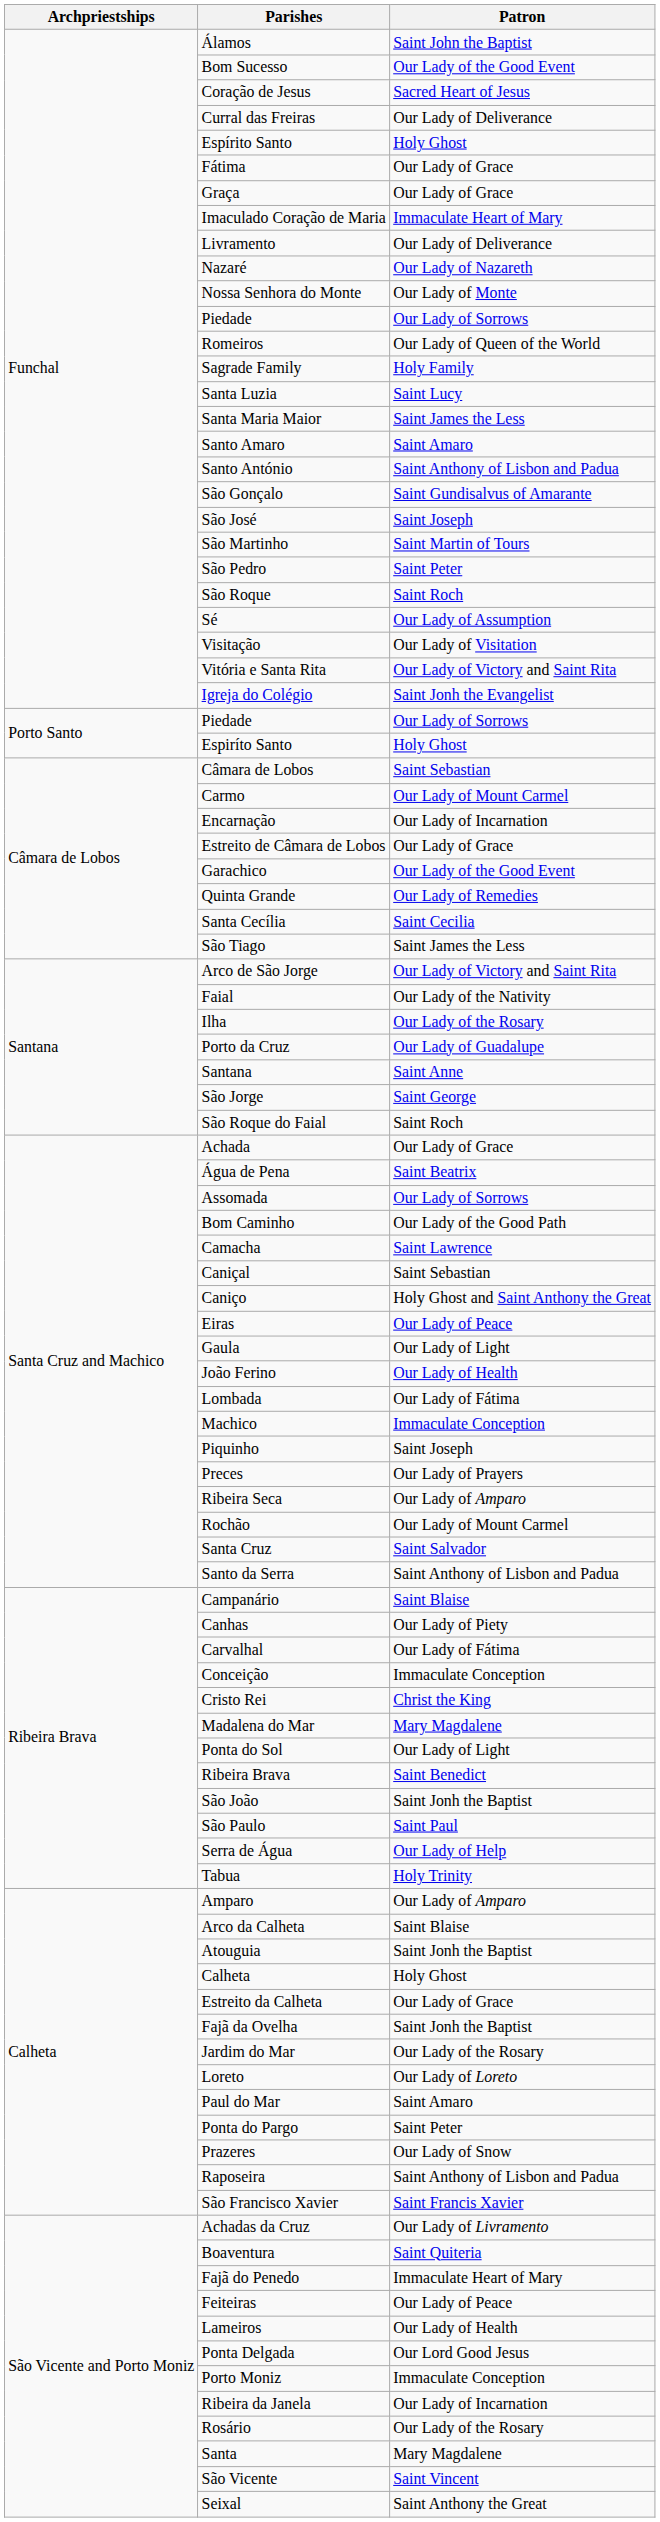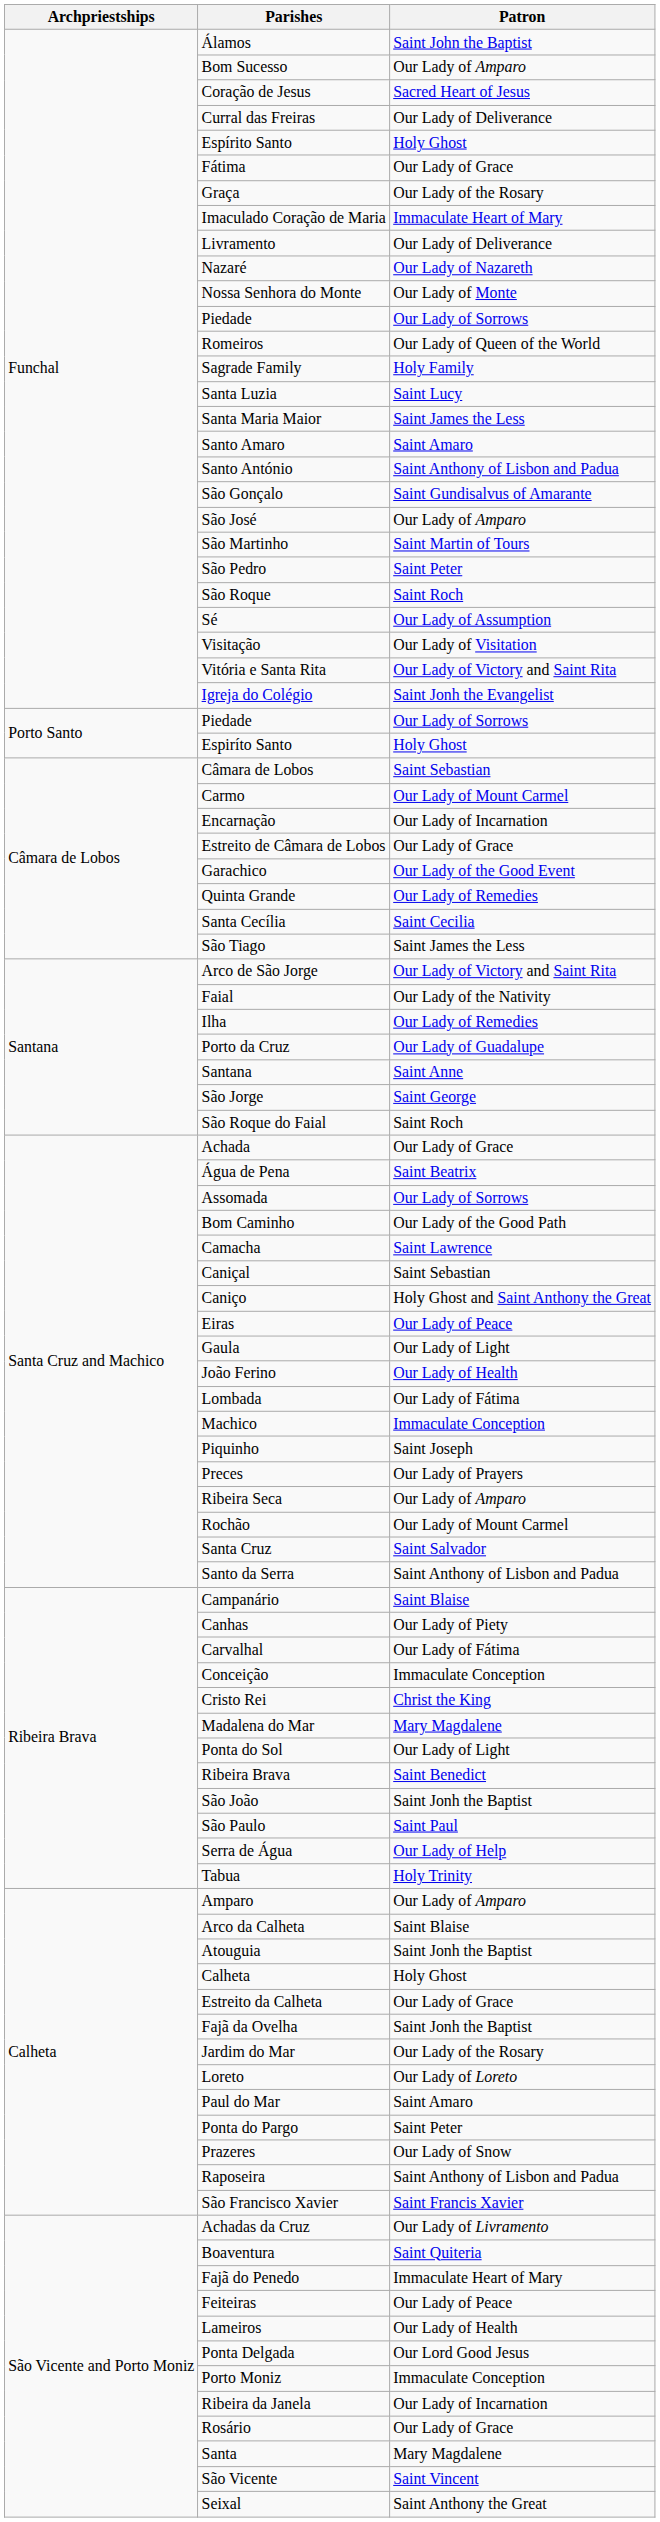(484, 67) Our Lady of the Good Event -> (460, 67) Our Lady of Amparo
(453, 192) Our Lady of Grace -> (468, 192) Our Lady of the Rosary
(433, 519) Saint Joseph -> (460, 519) Our Lady of Amparo
(468, 1021) Our Lady of the Rosary -> (466, 1021) Our Lady of Remedies
(468, 2428) Our Lady of the Rosary -> (453, 2428) Our Lady of Grace
